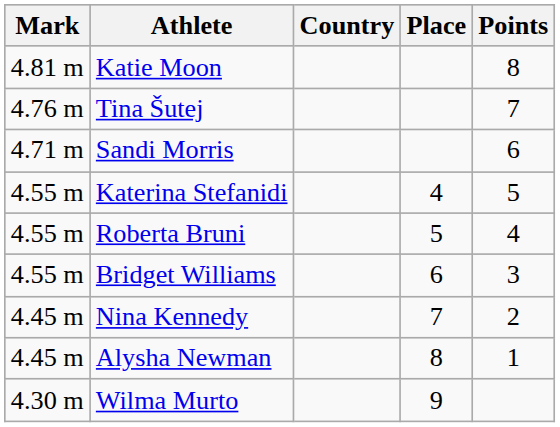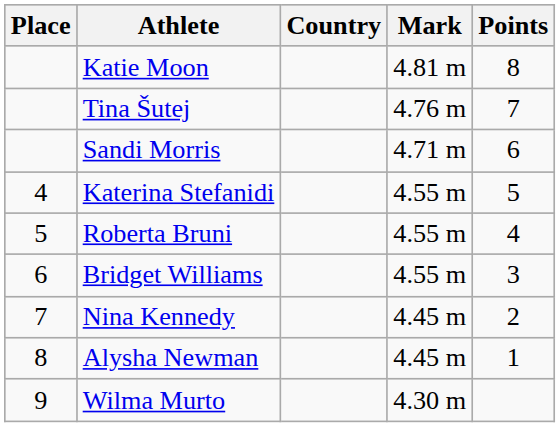columns swapped: (436, 25) <-> (47, 25)
